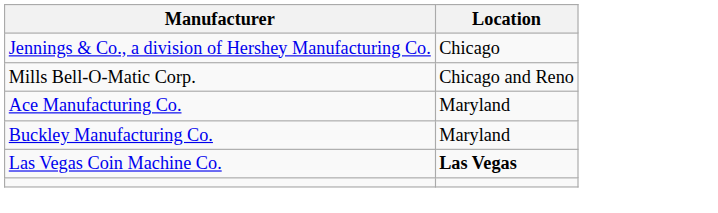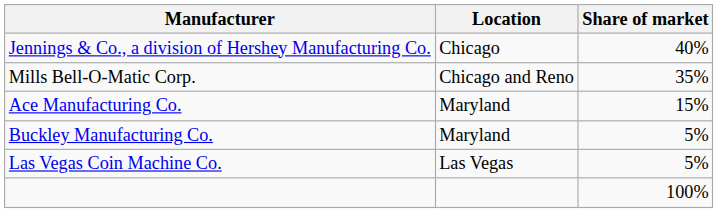+ column: (645, 18)
(478, 163) bold -> (476, 163) normal
